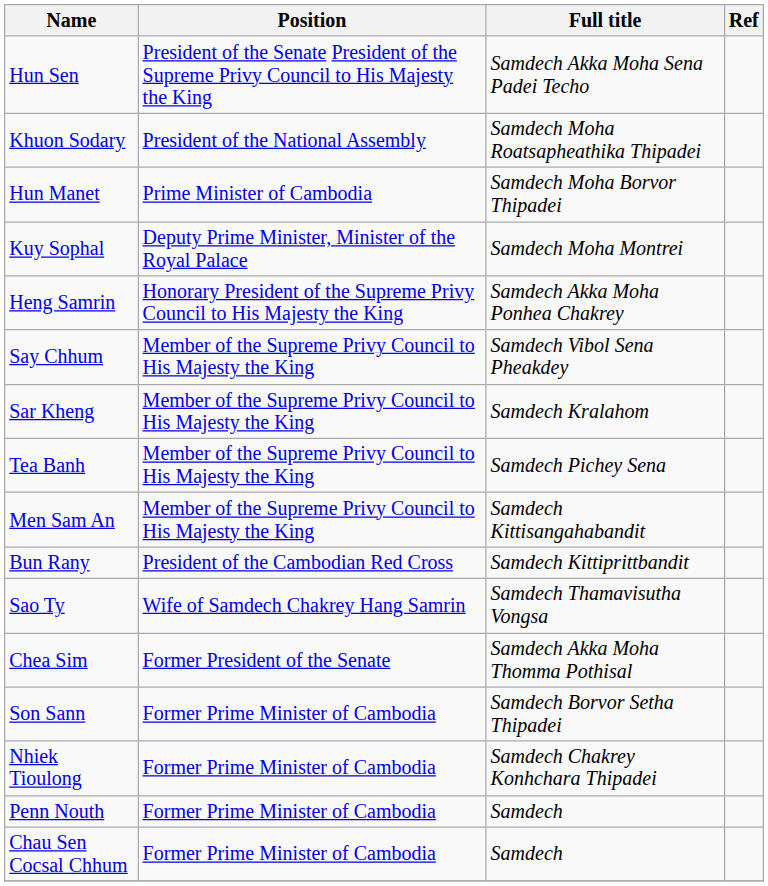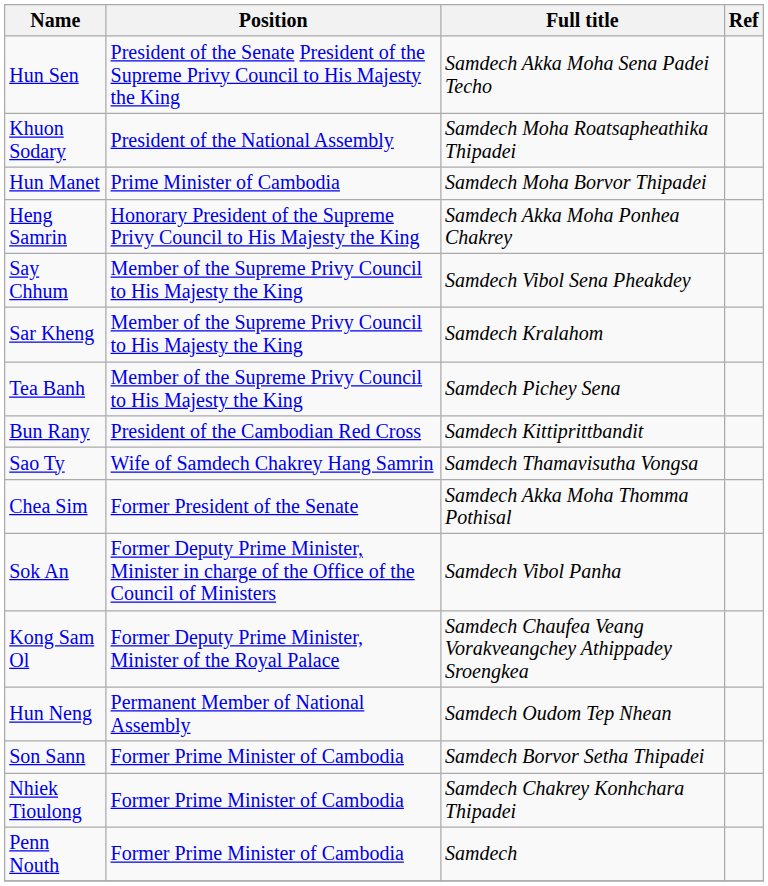- row: (57, 248)
- row: (62, 519)
+ row: (39, 571)
+ row: (52, 648)
+ row: (51, 713)
- row: (68, 854)
